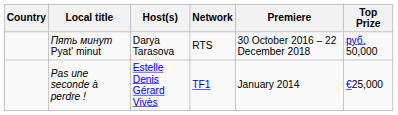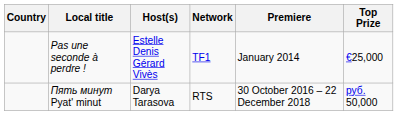rows swapped: (74, 85) <-> (81, 46)
